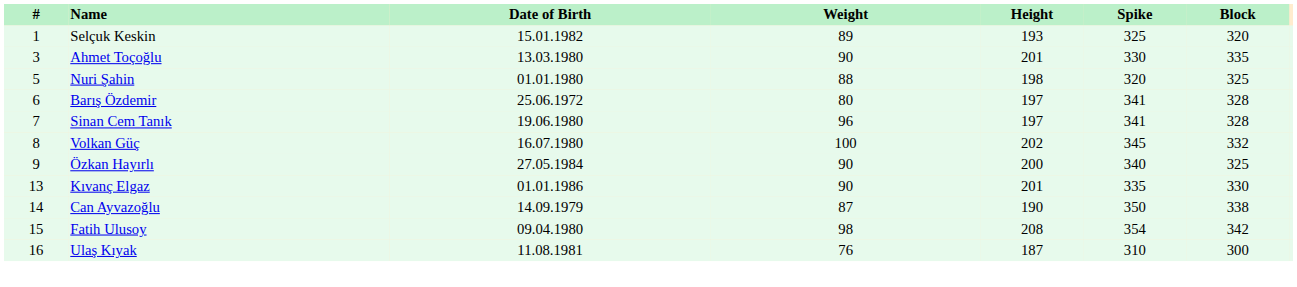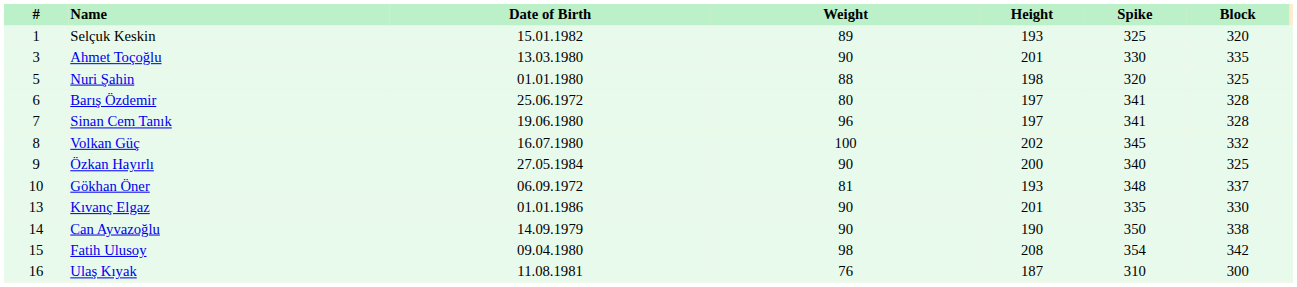+ row: (110, 186)
(846, 207) 87 -> (846, 228) 90
